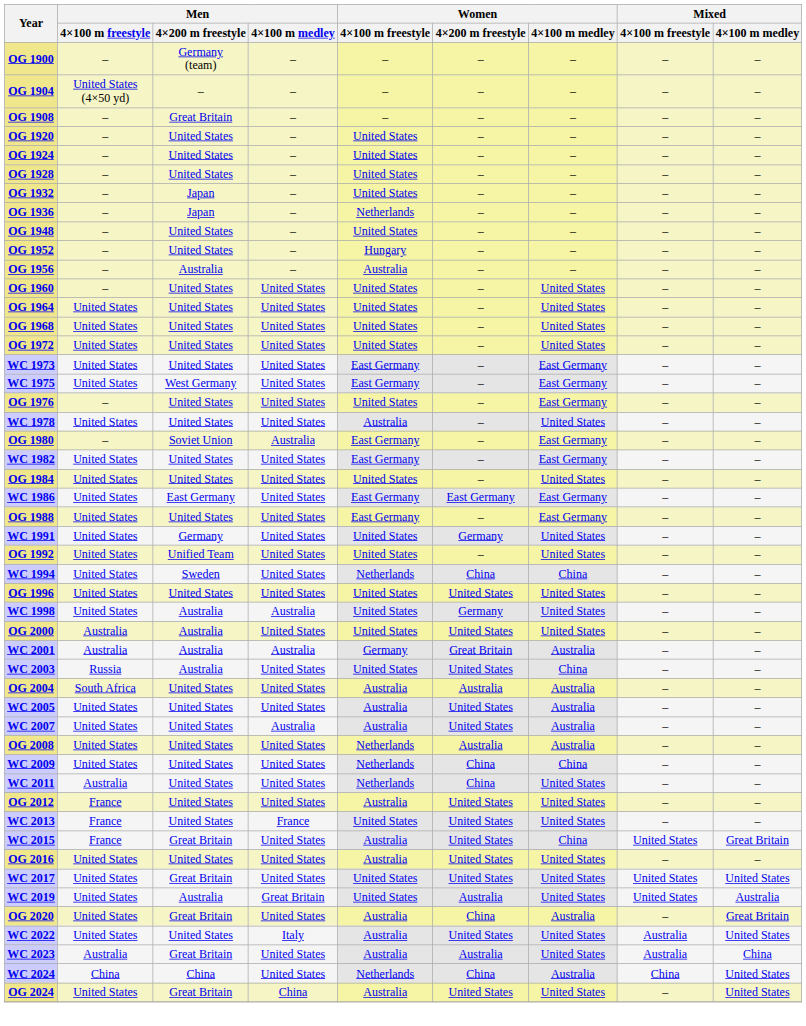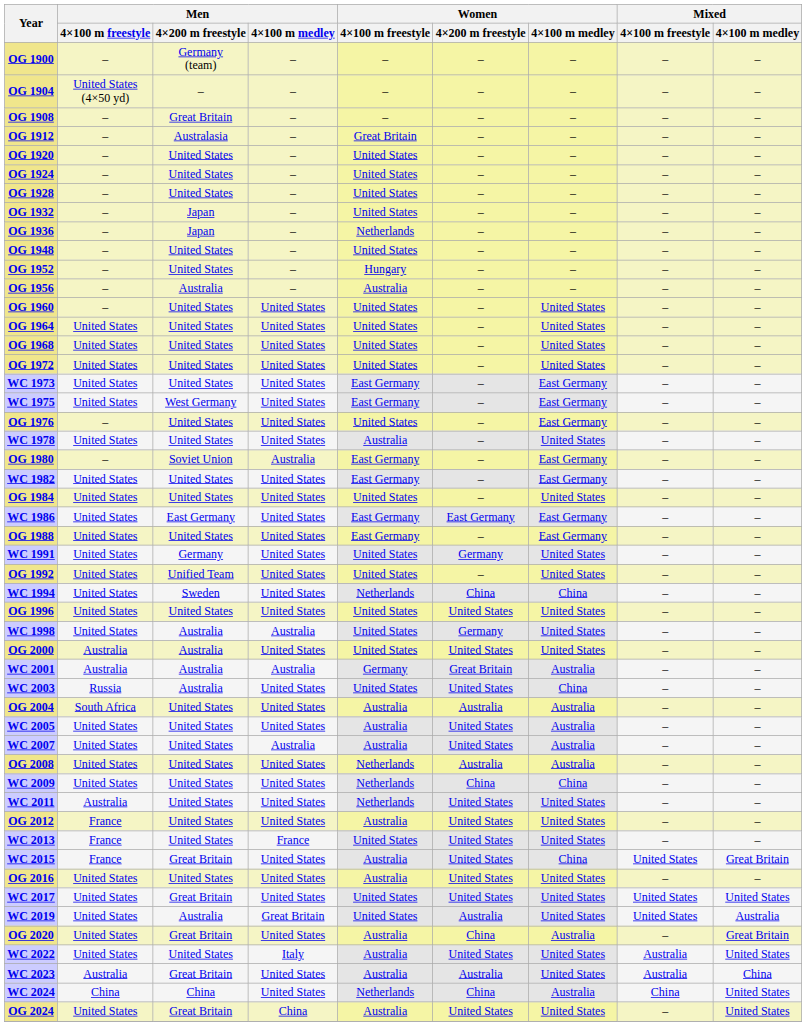+ row: (31, 136)
(481, 783) China -> (481, 802) United States
